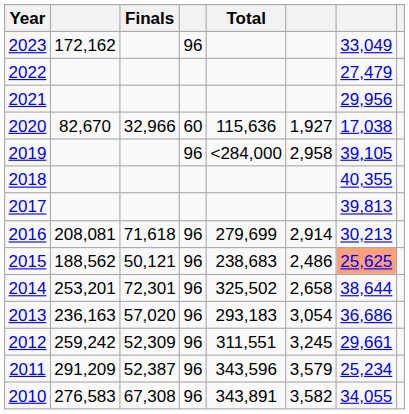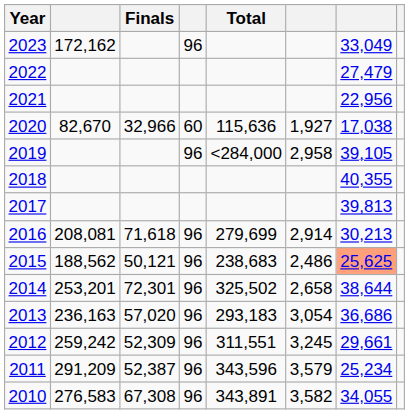(366, 99) 29,956 -> (366, 99) 22,956
